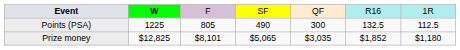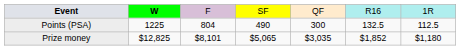(208, 25) 805 -> (208, 25) 804
